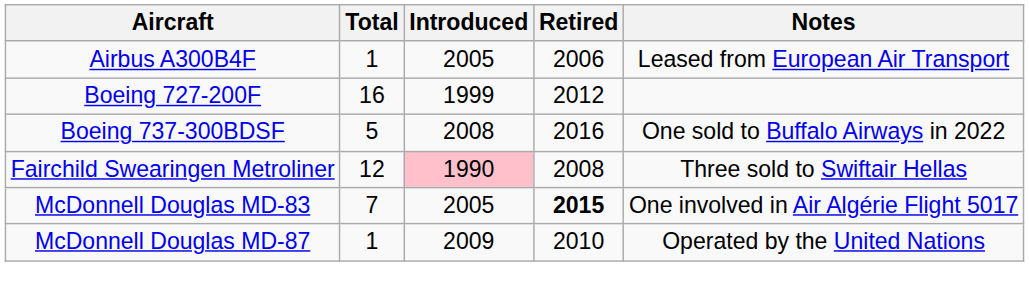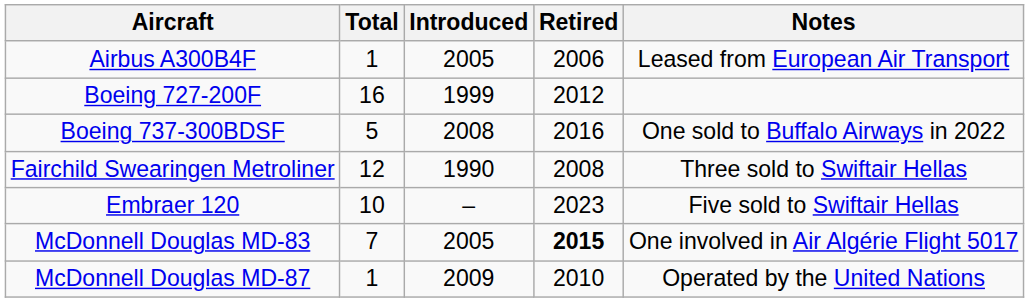(469, 168) pink background -> (469, 168) no background
+ row: (173, 205)
